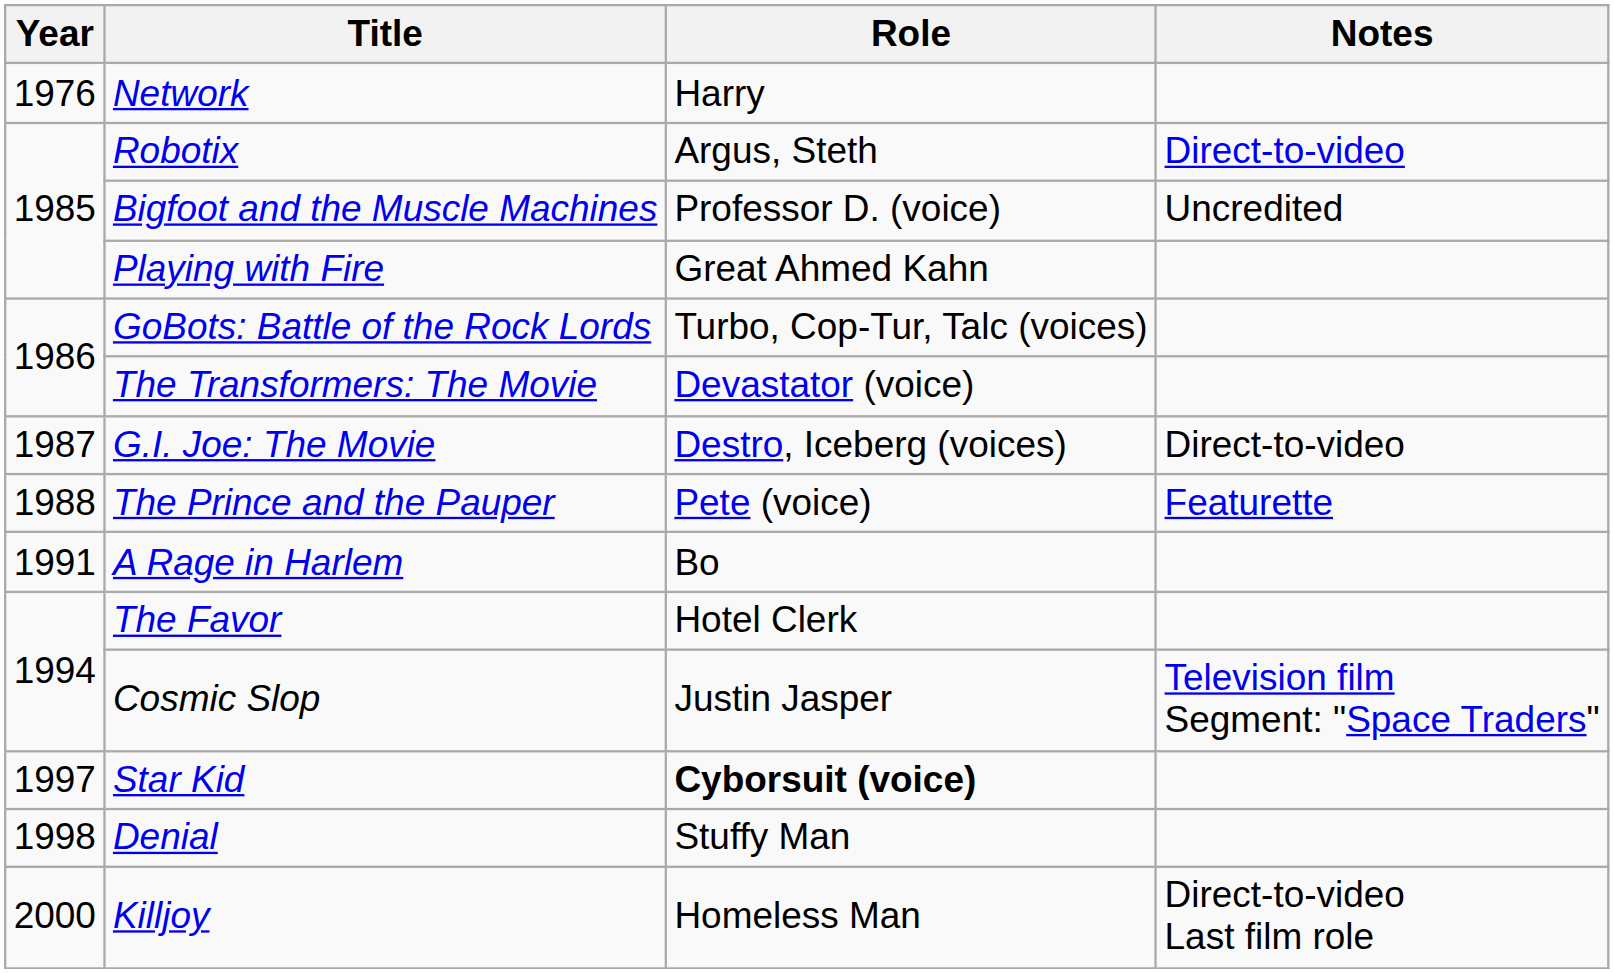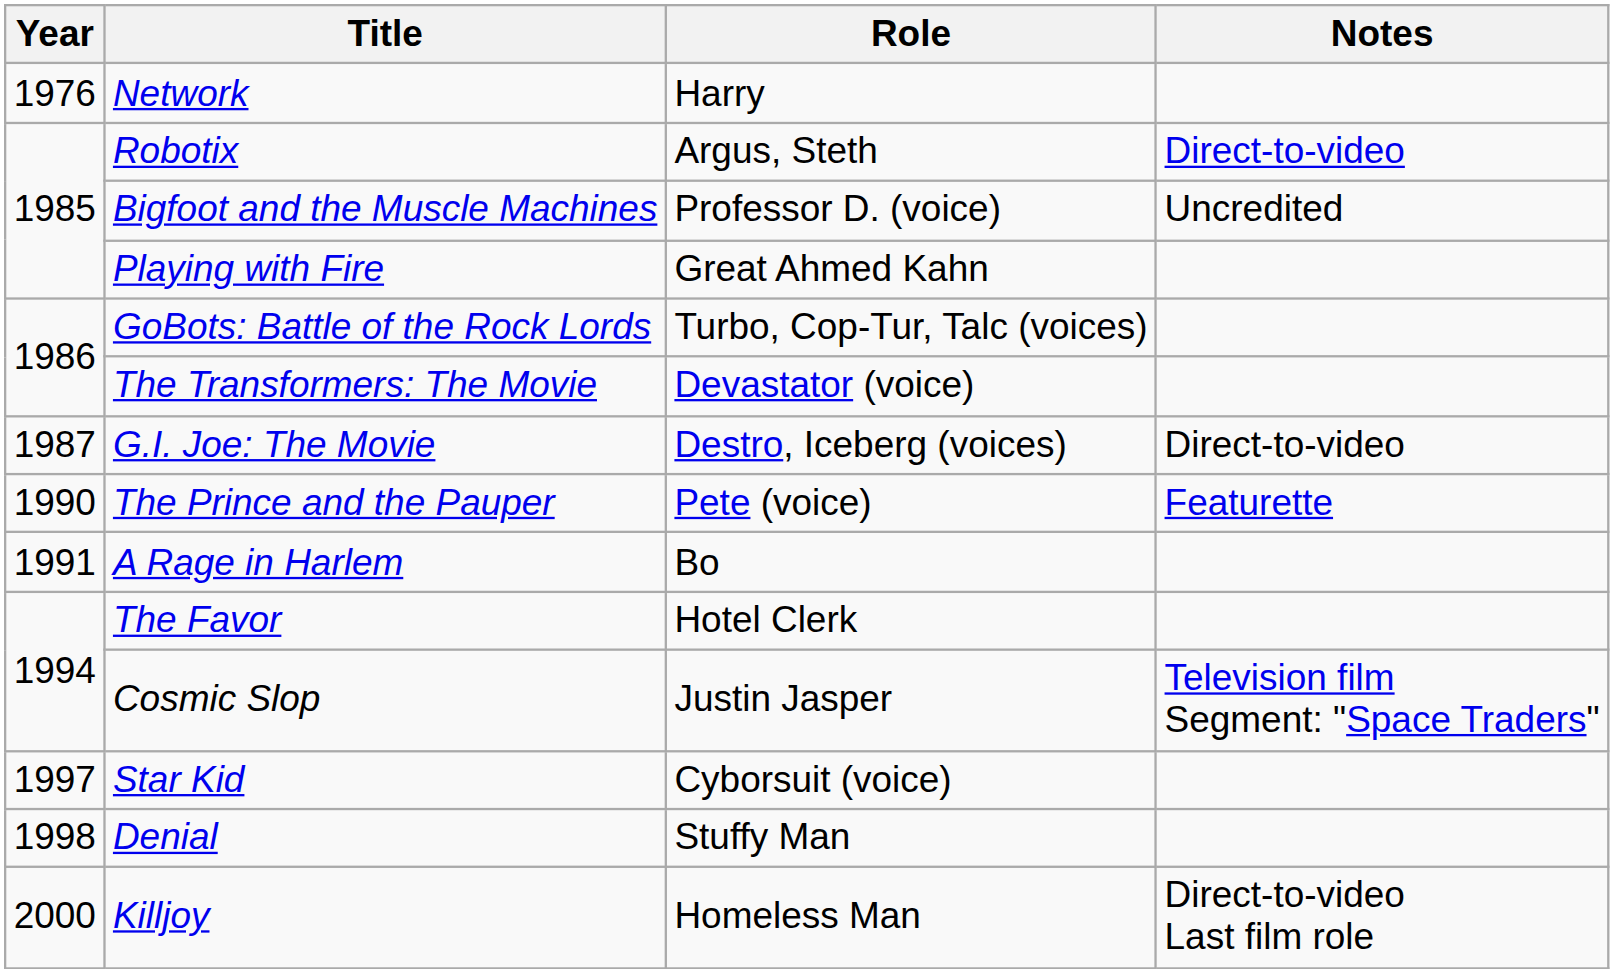(55, 502) 1988 -> (55, 502) 1990
(825, 778) bold -> (813, 778) normal
